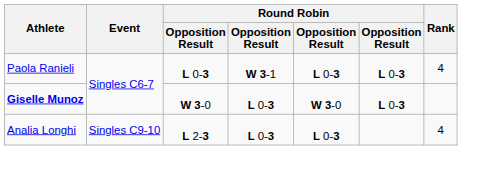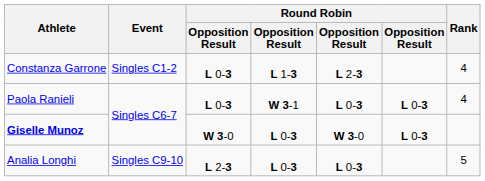+ row: (57, 69)
(441, 130) 4 -> (464, 161) 5
